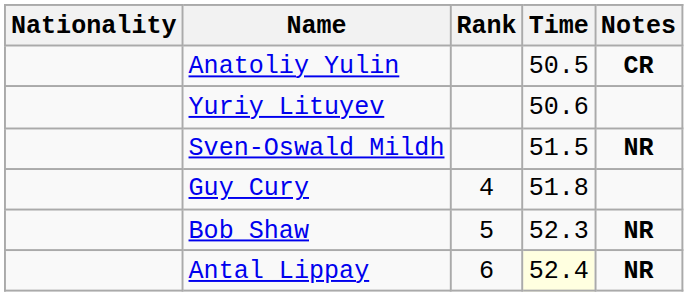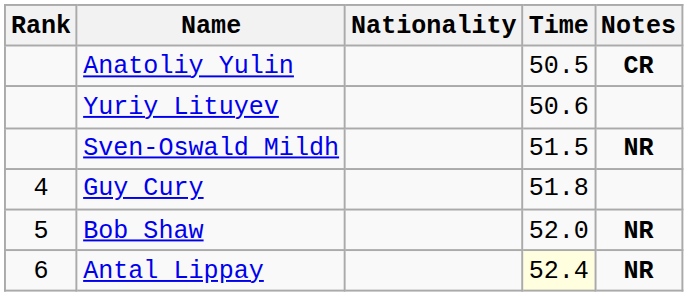columns swapped: (487, 25) <-> (94, 25)
(559, 230) 52.3 -> (559, 230) 52.0
